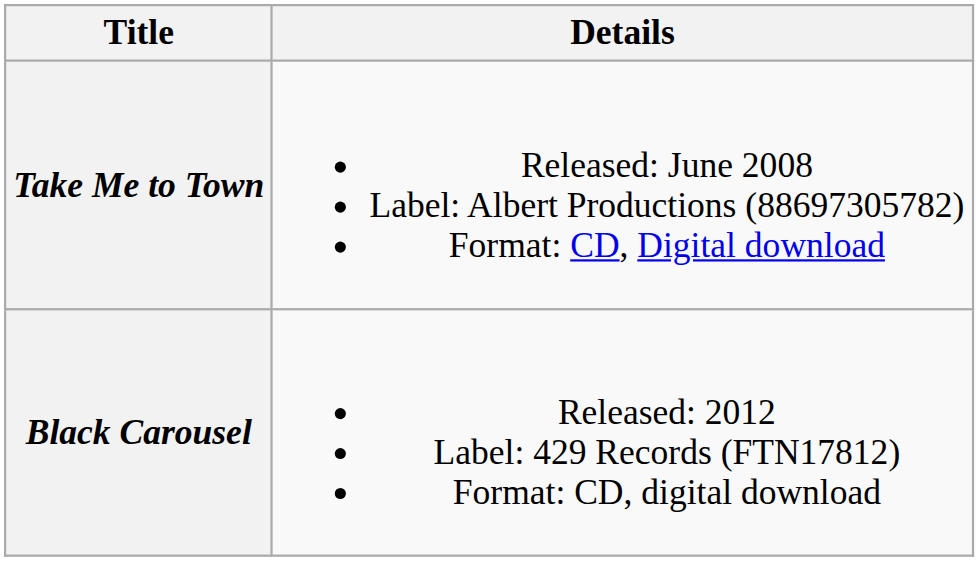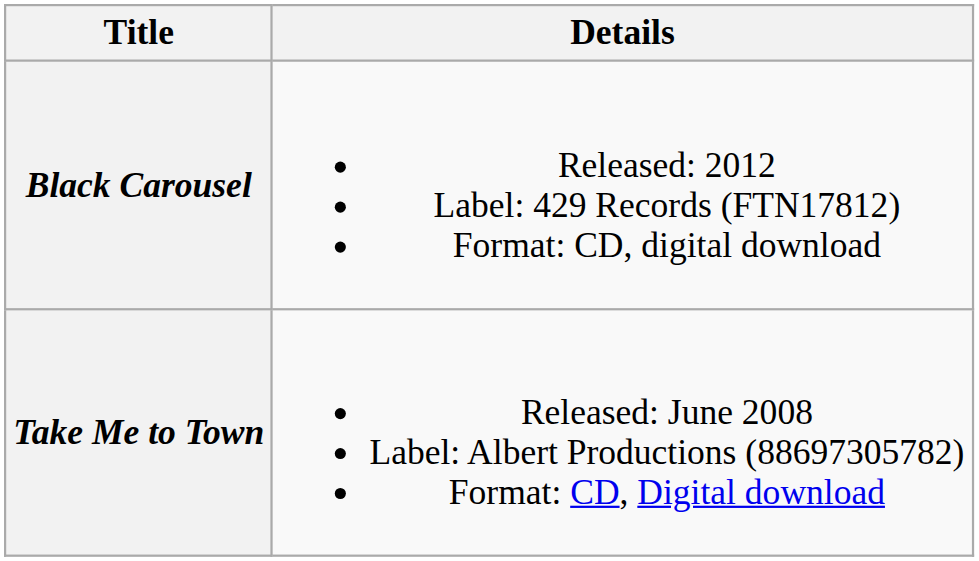rows swapped: (139, 184) <-> (139, 431)
